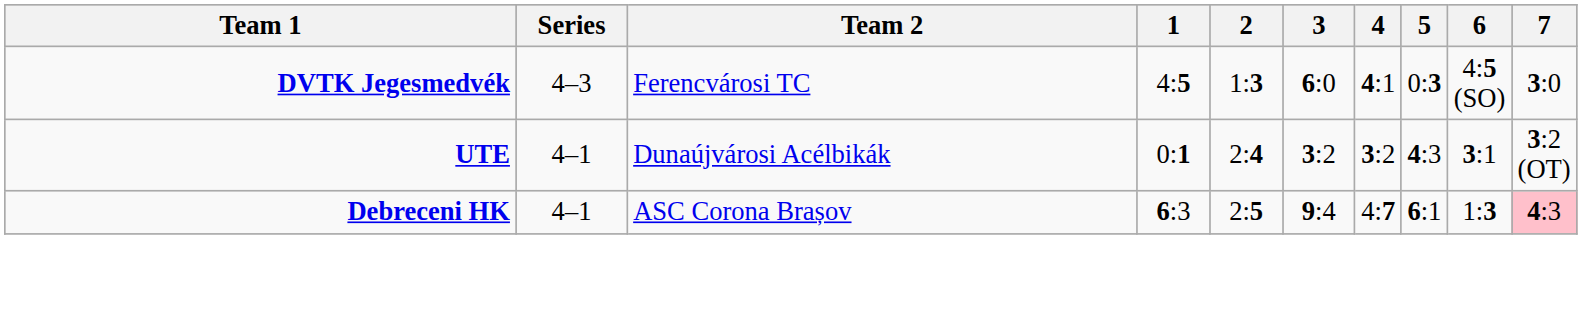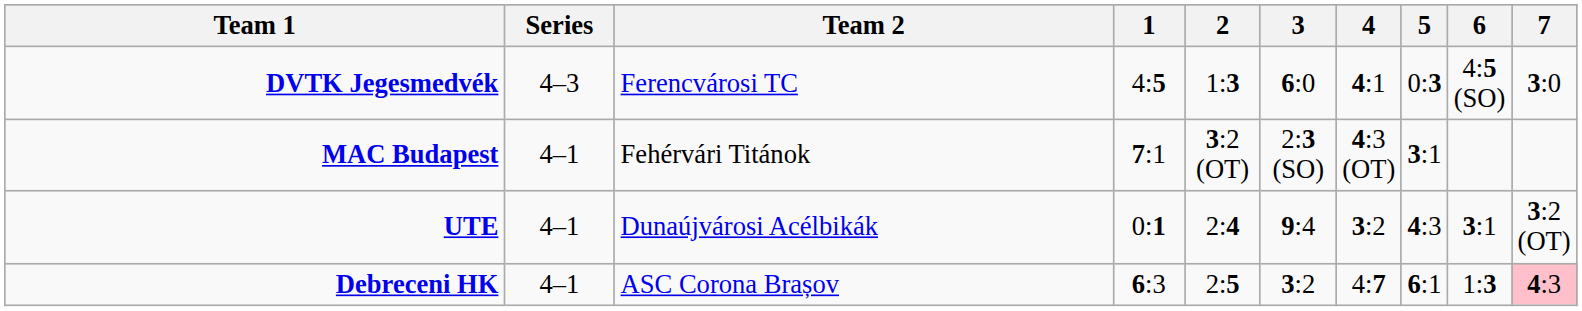+ row: (410, 154)
(1319, 154) 3:2 -> (1298, 226) 9:4
(1319, 211) 9:4 -> (1298, 283) 3:2
